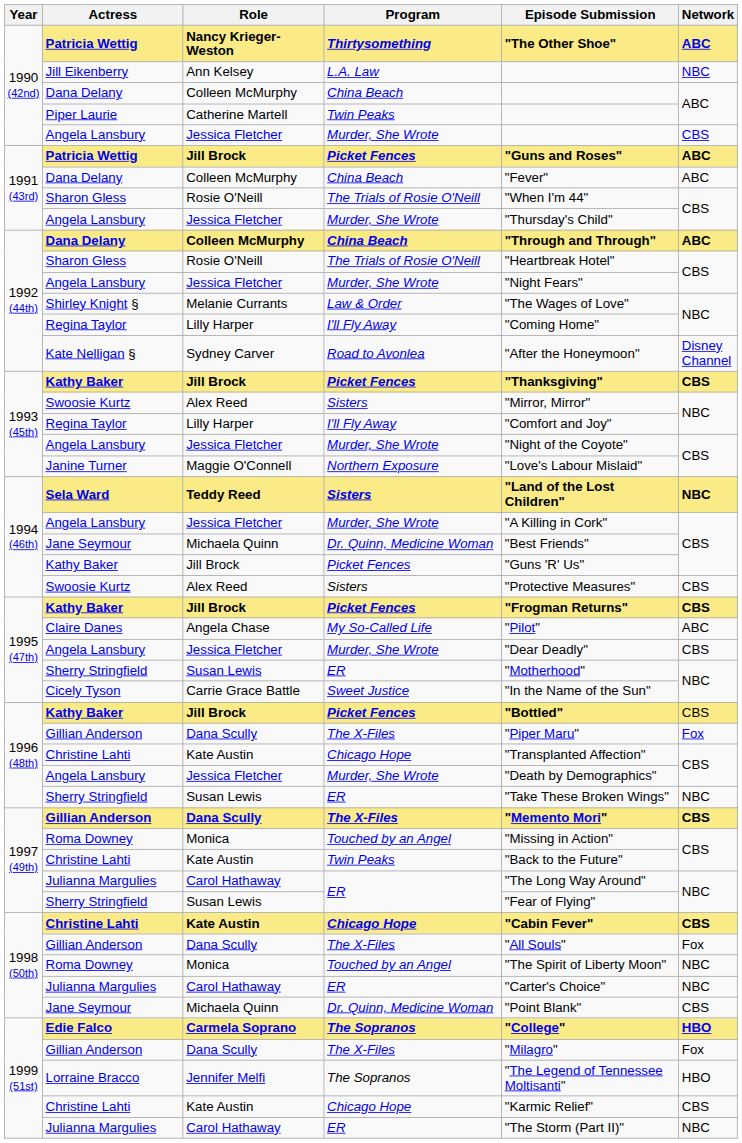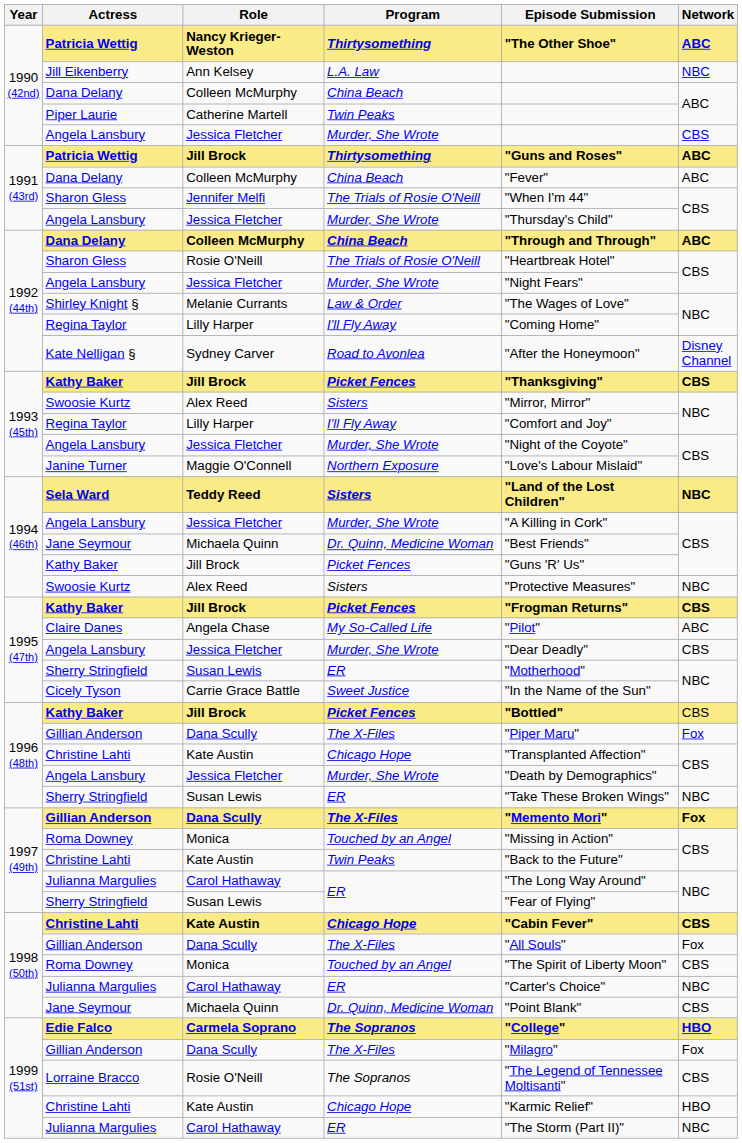(371, 156) Picket Fences -> (379, 156) Thirtysomething
(224, 198) Rosie O'Neill -> (226, 198) Jennifer Melfi
(695, 586) CBS -> (696, 586) NBC
(696, 818) CBS -> (694, 818) Fox
(696, 965) NBC -> (695, 965) CBS
(226, 1078) Jennifer Melfi -> (224, 1078) Rosie O'Neill
(696, 1078) HBO -> (695, 1078) CBS
(695, 1106) CBS -> (696, 1106) HBO
